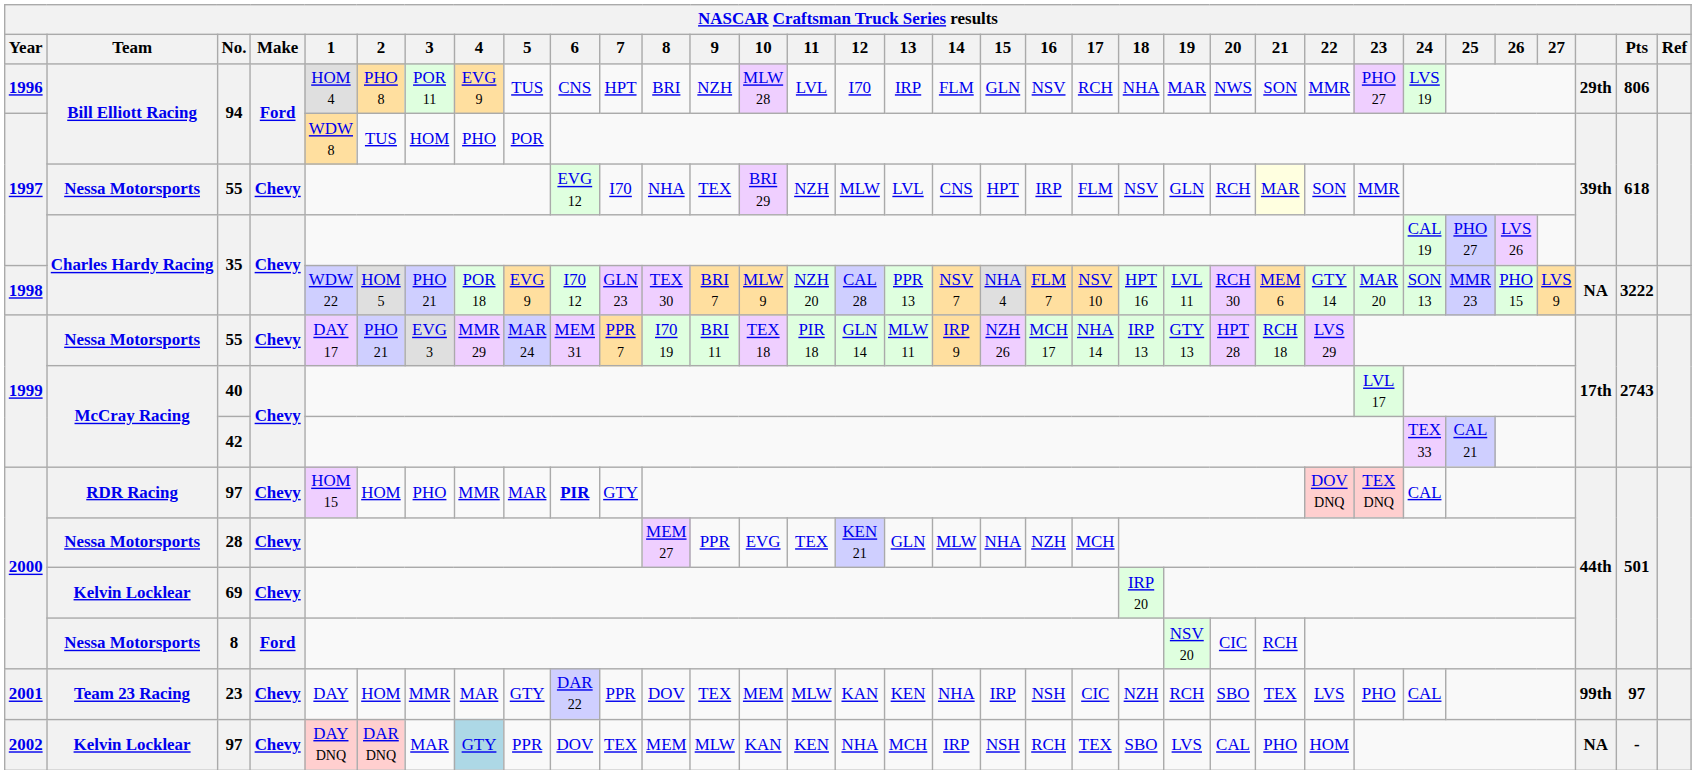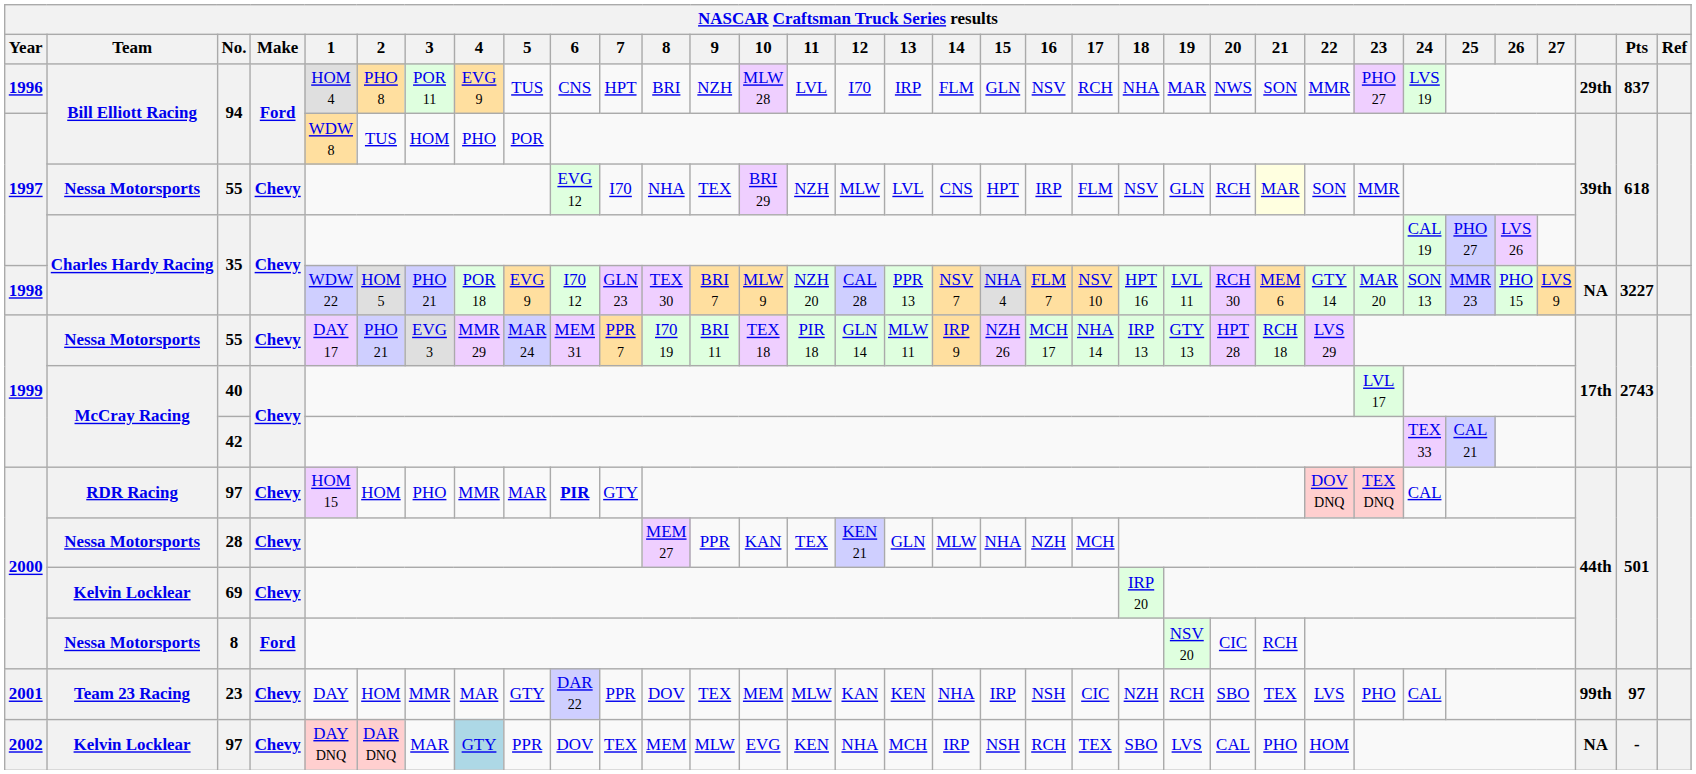(1637, 88) 806 -> (1637, 88) 837
(1637, 290) 3222 -> (1637, 290) 3227
(763, 542) EVG -> (763, 542) KAN
(763, 744) KAN -> (763, 744) EVG
